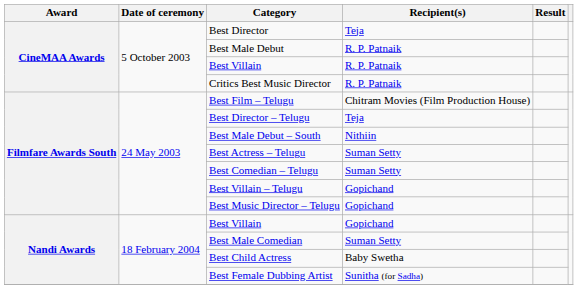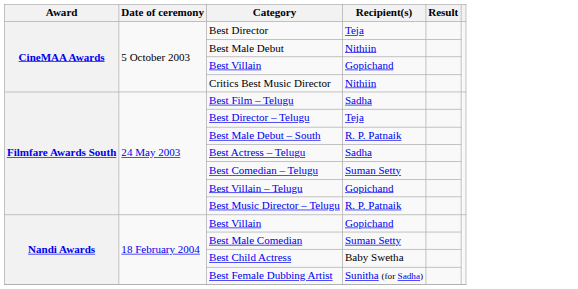(373, 48) R. P. Patnaik -> (361, 48) Nithiin
(373, 65) R. P. Patnaik -> (369, 65) Gopichand
(373, 83) R. P. Patnaik -> (361, 83) Nithiin
(438, 100) Chitram Movies (Film Production House) -> (358, 100) Sadha
(361, 135) Nithiin -> (373, 135) R. P. Patnaik
(373, 153) Suman Setty -> (358, 153) Sadha
(369, 205) Gopichand -> (373, 205) R. P. Patnaik
